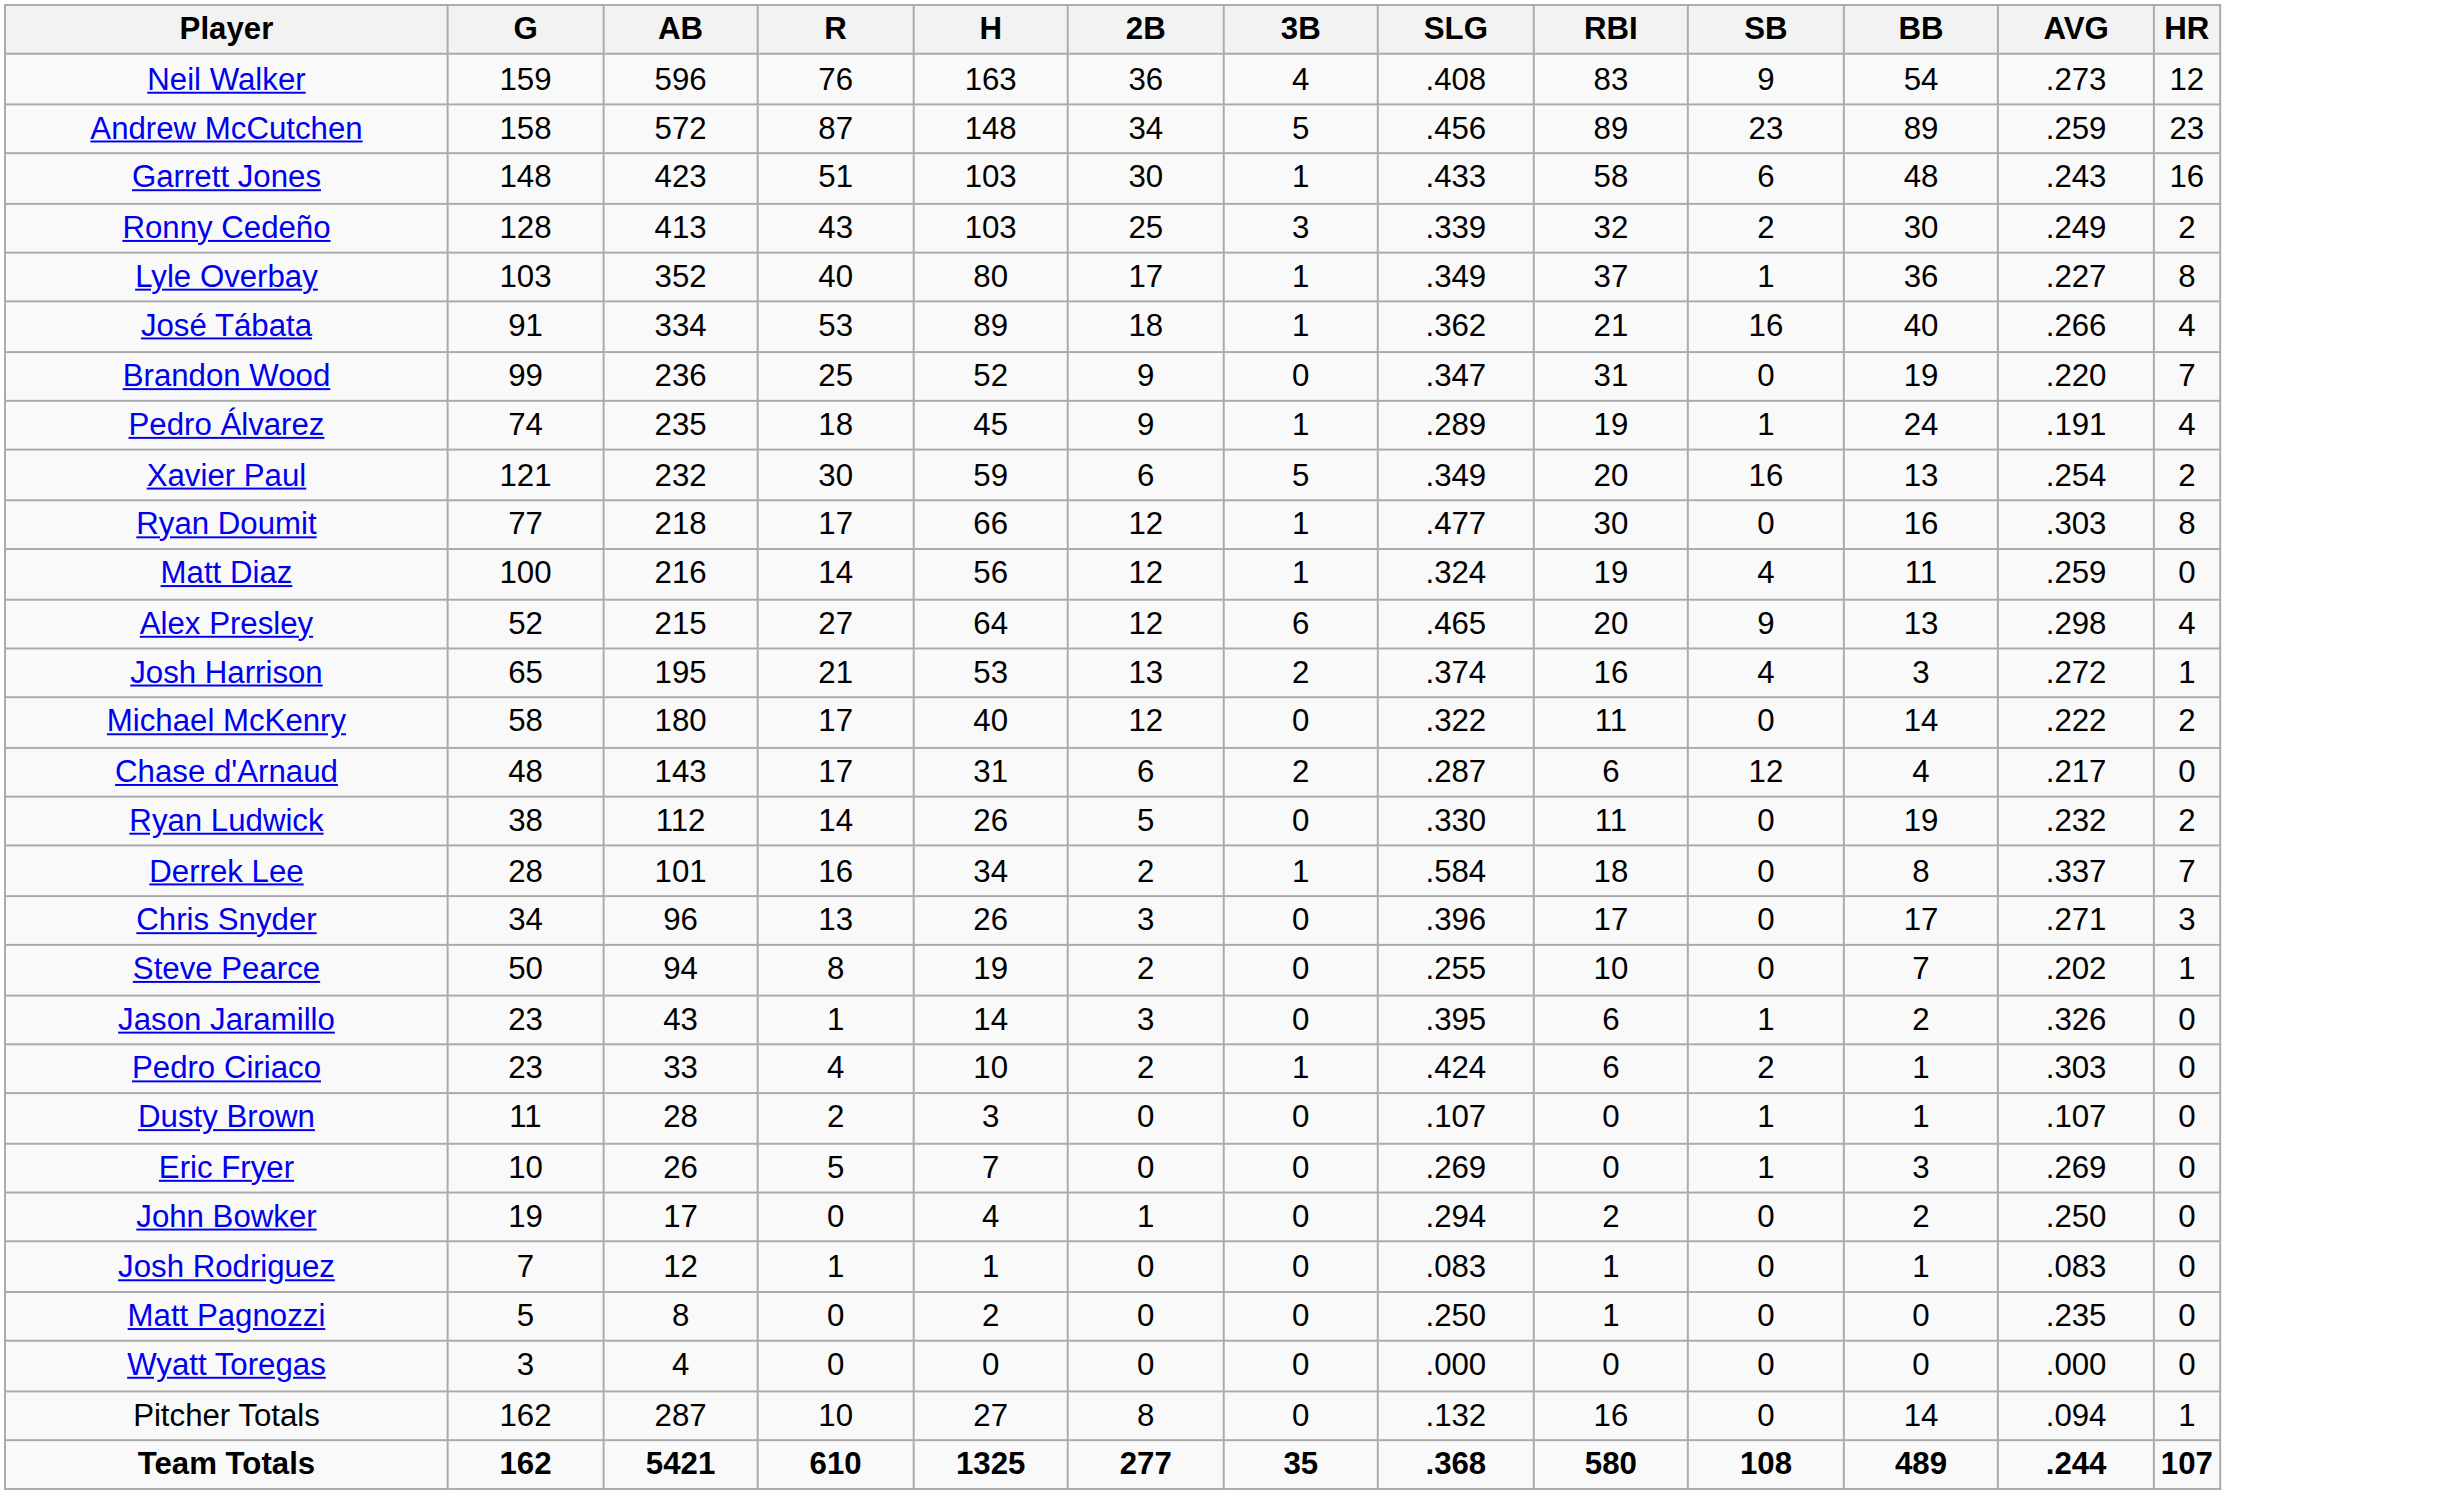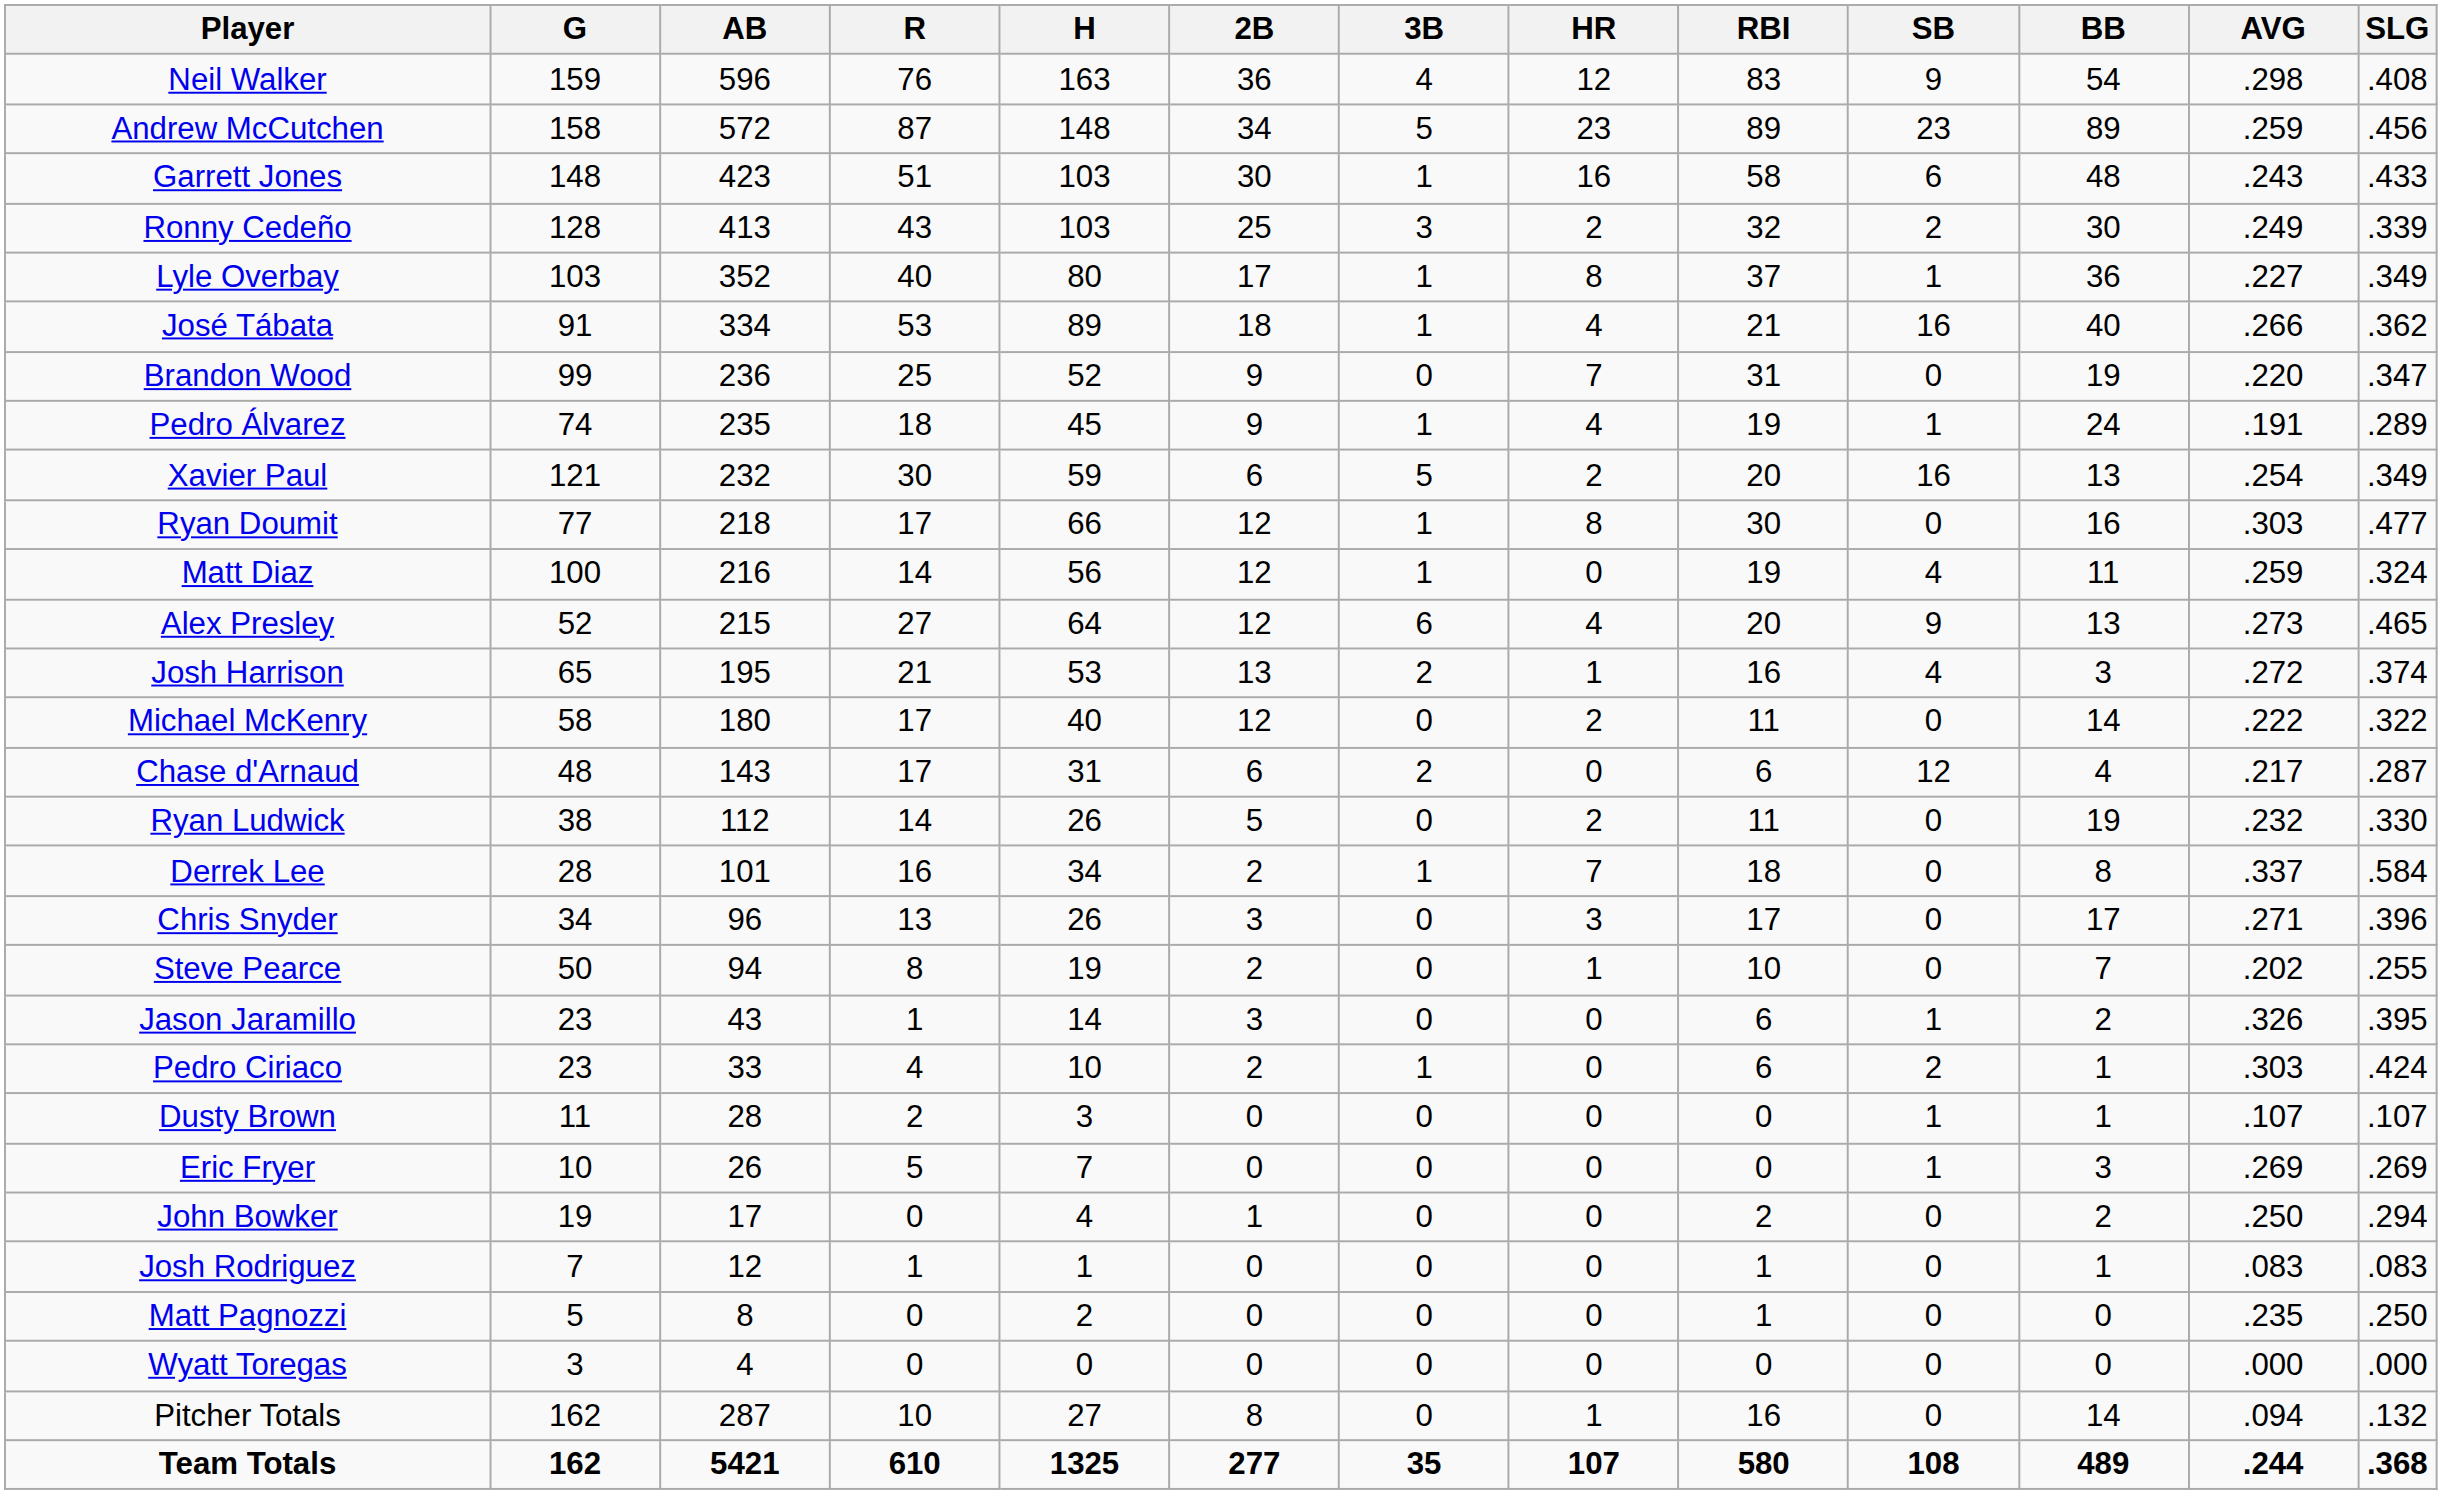columns swapped: (2187, 29) <-> (1456, 29)
(2076, 78) .273 -> (2273, 78) .298
(2076, 623) .298 -> (2273, 623) .273
